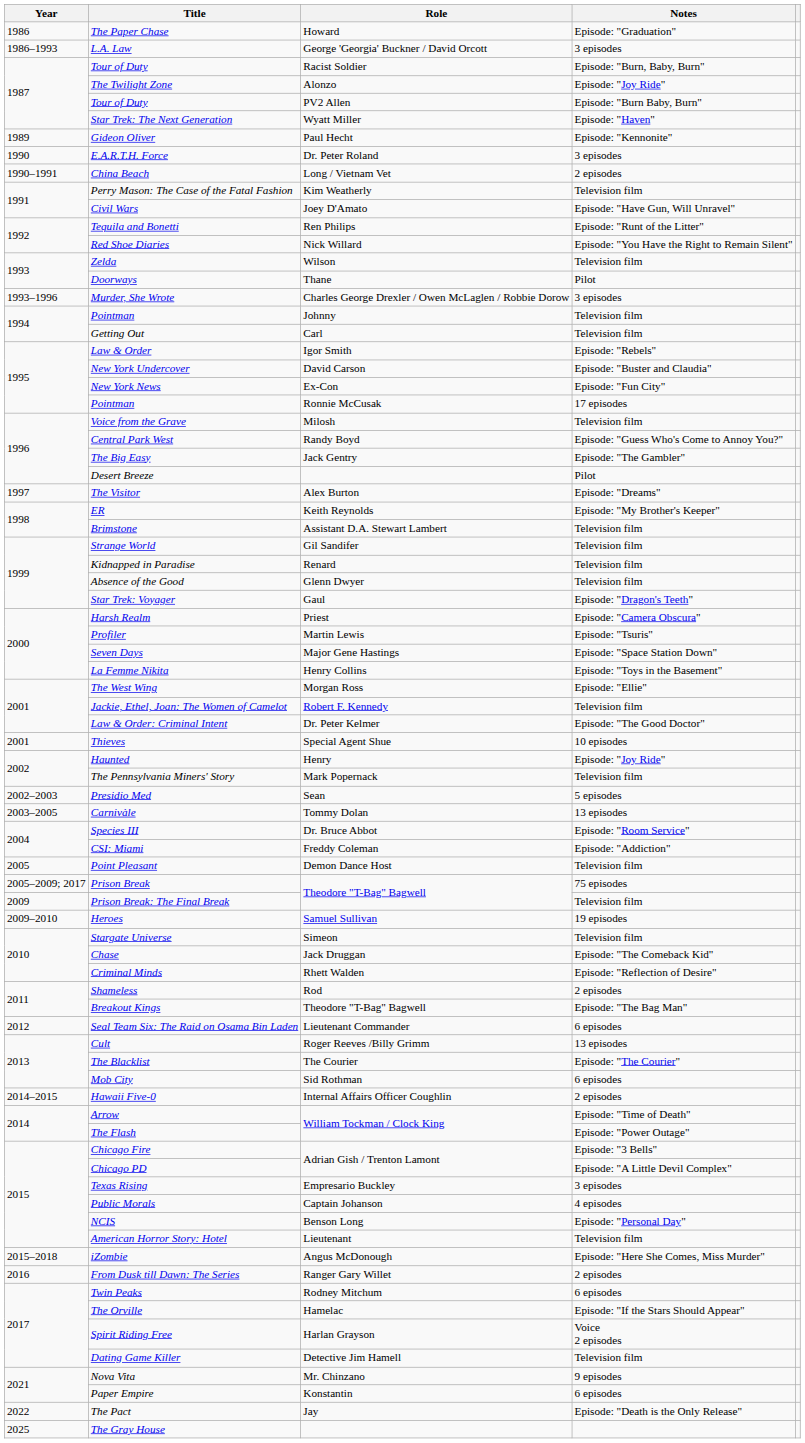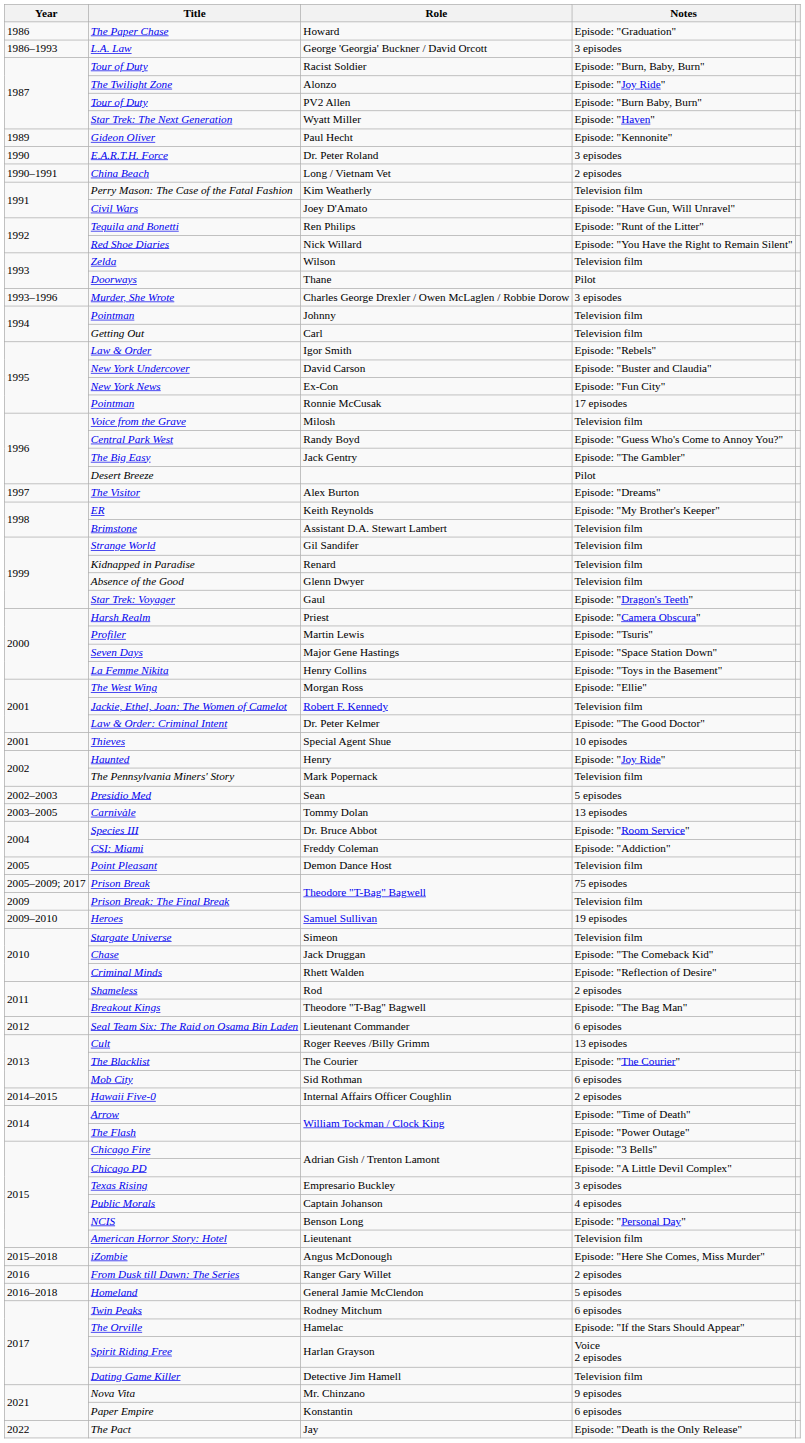+ row: (114, 1292)
- row: (128, 1429)
